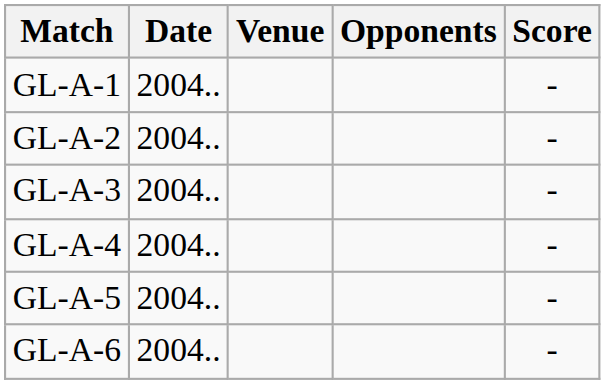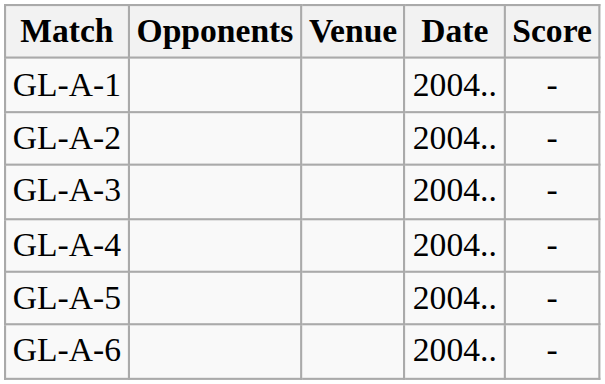columns swapped: (179, 31) <-> (418, 31)
